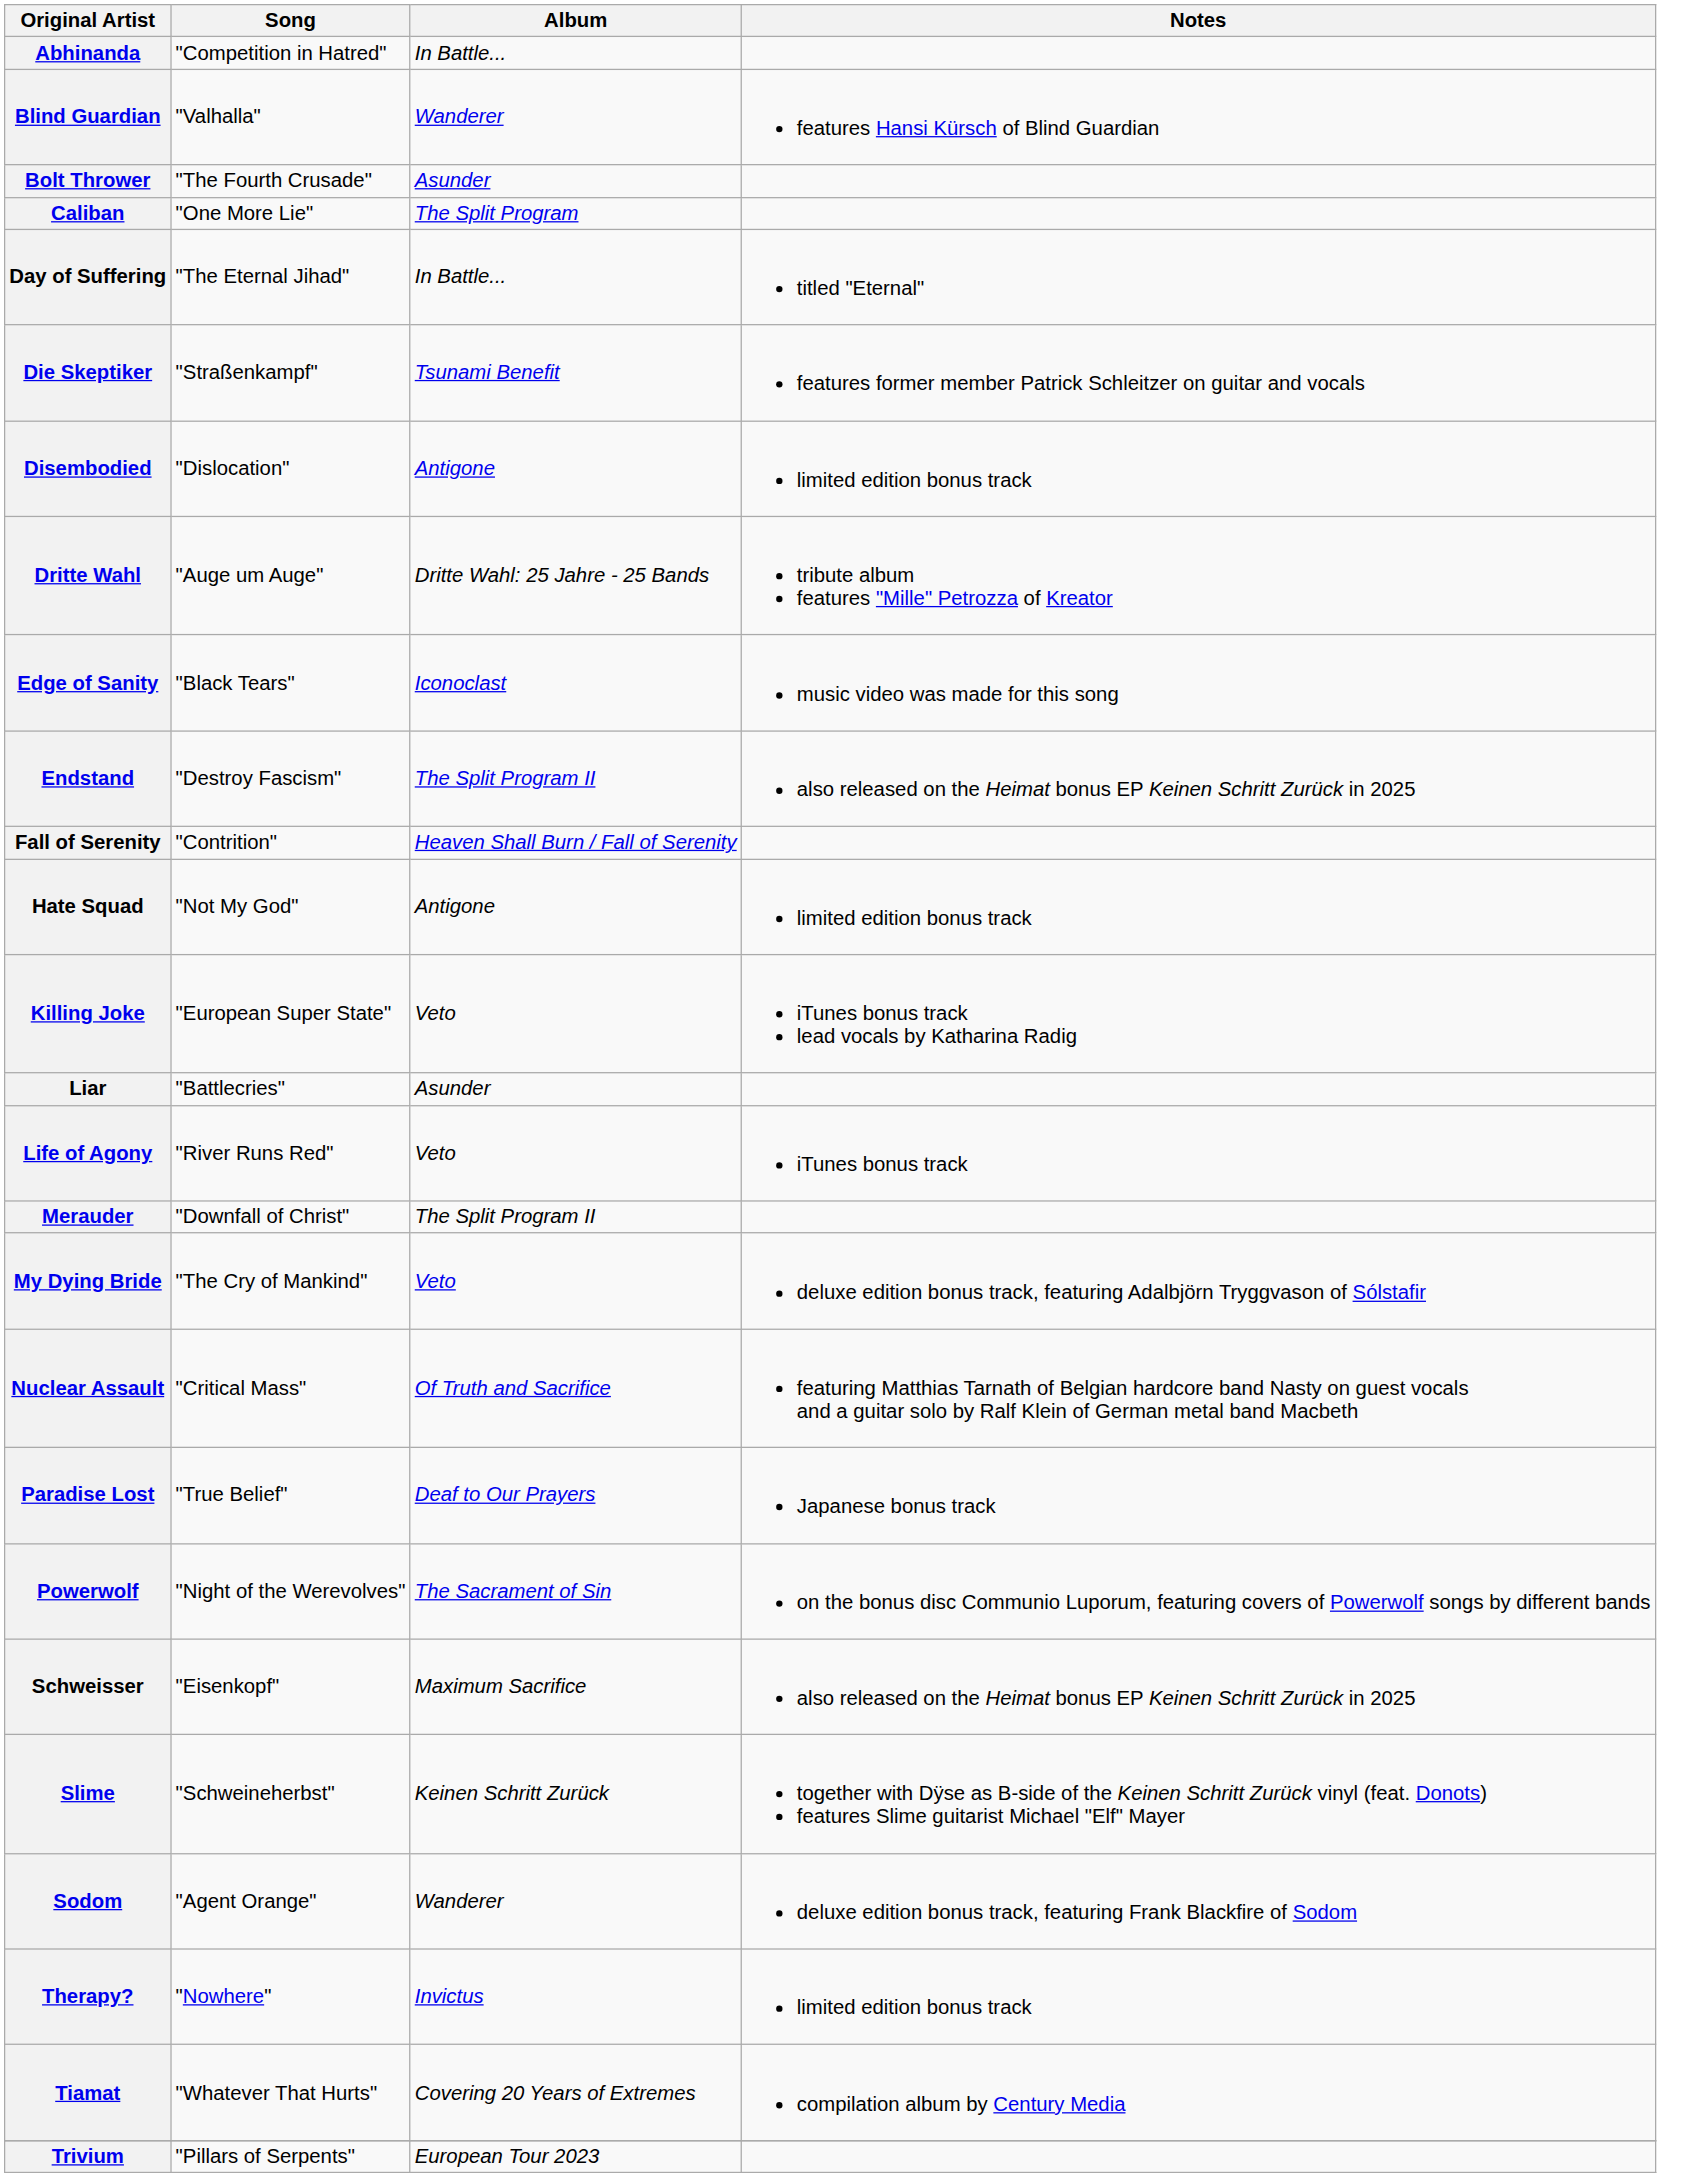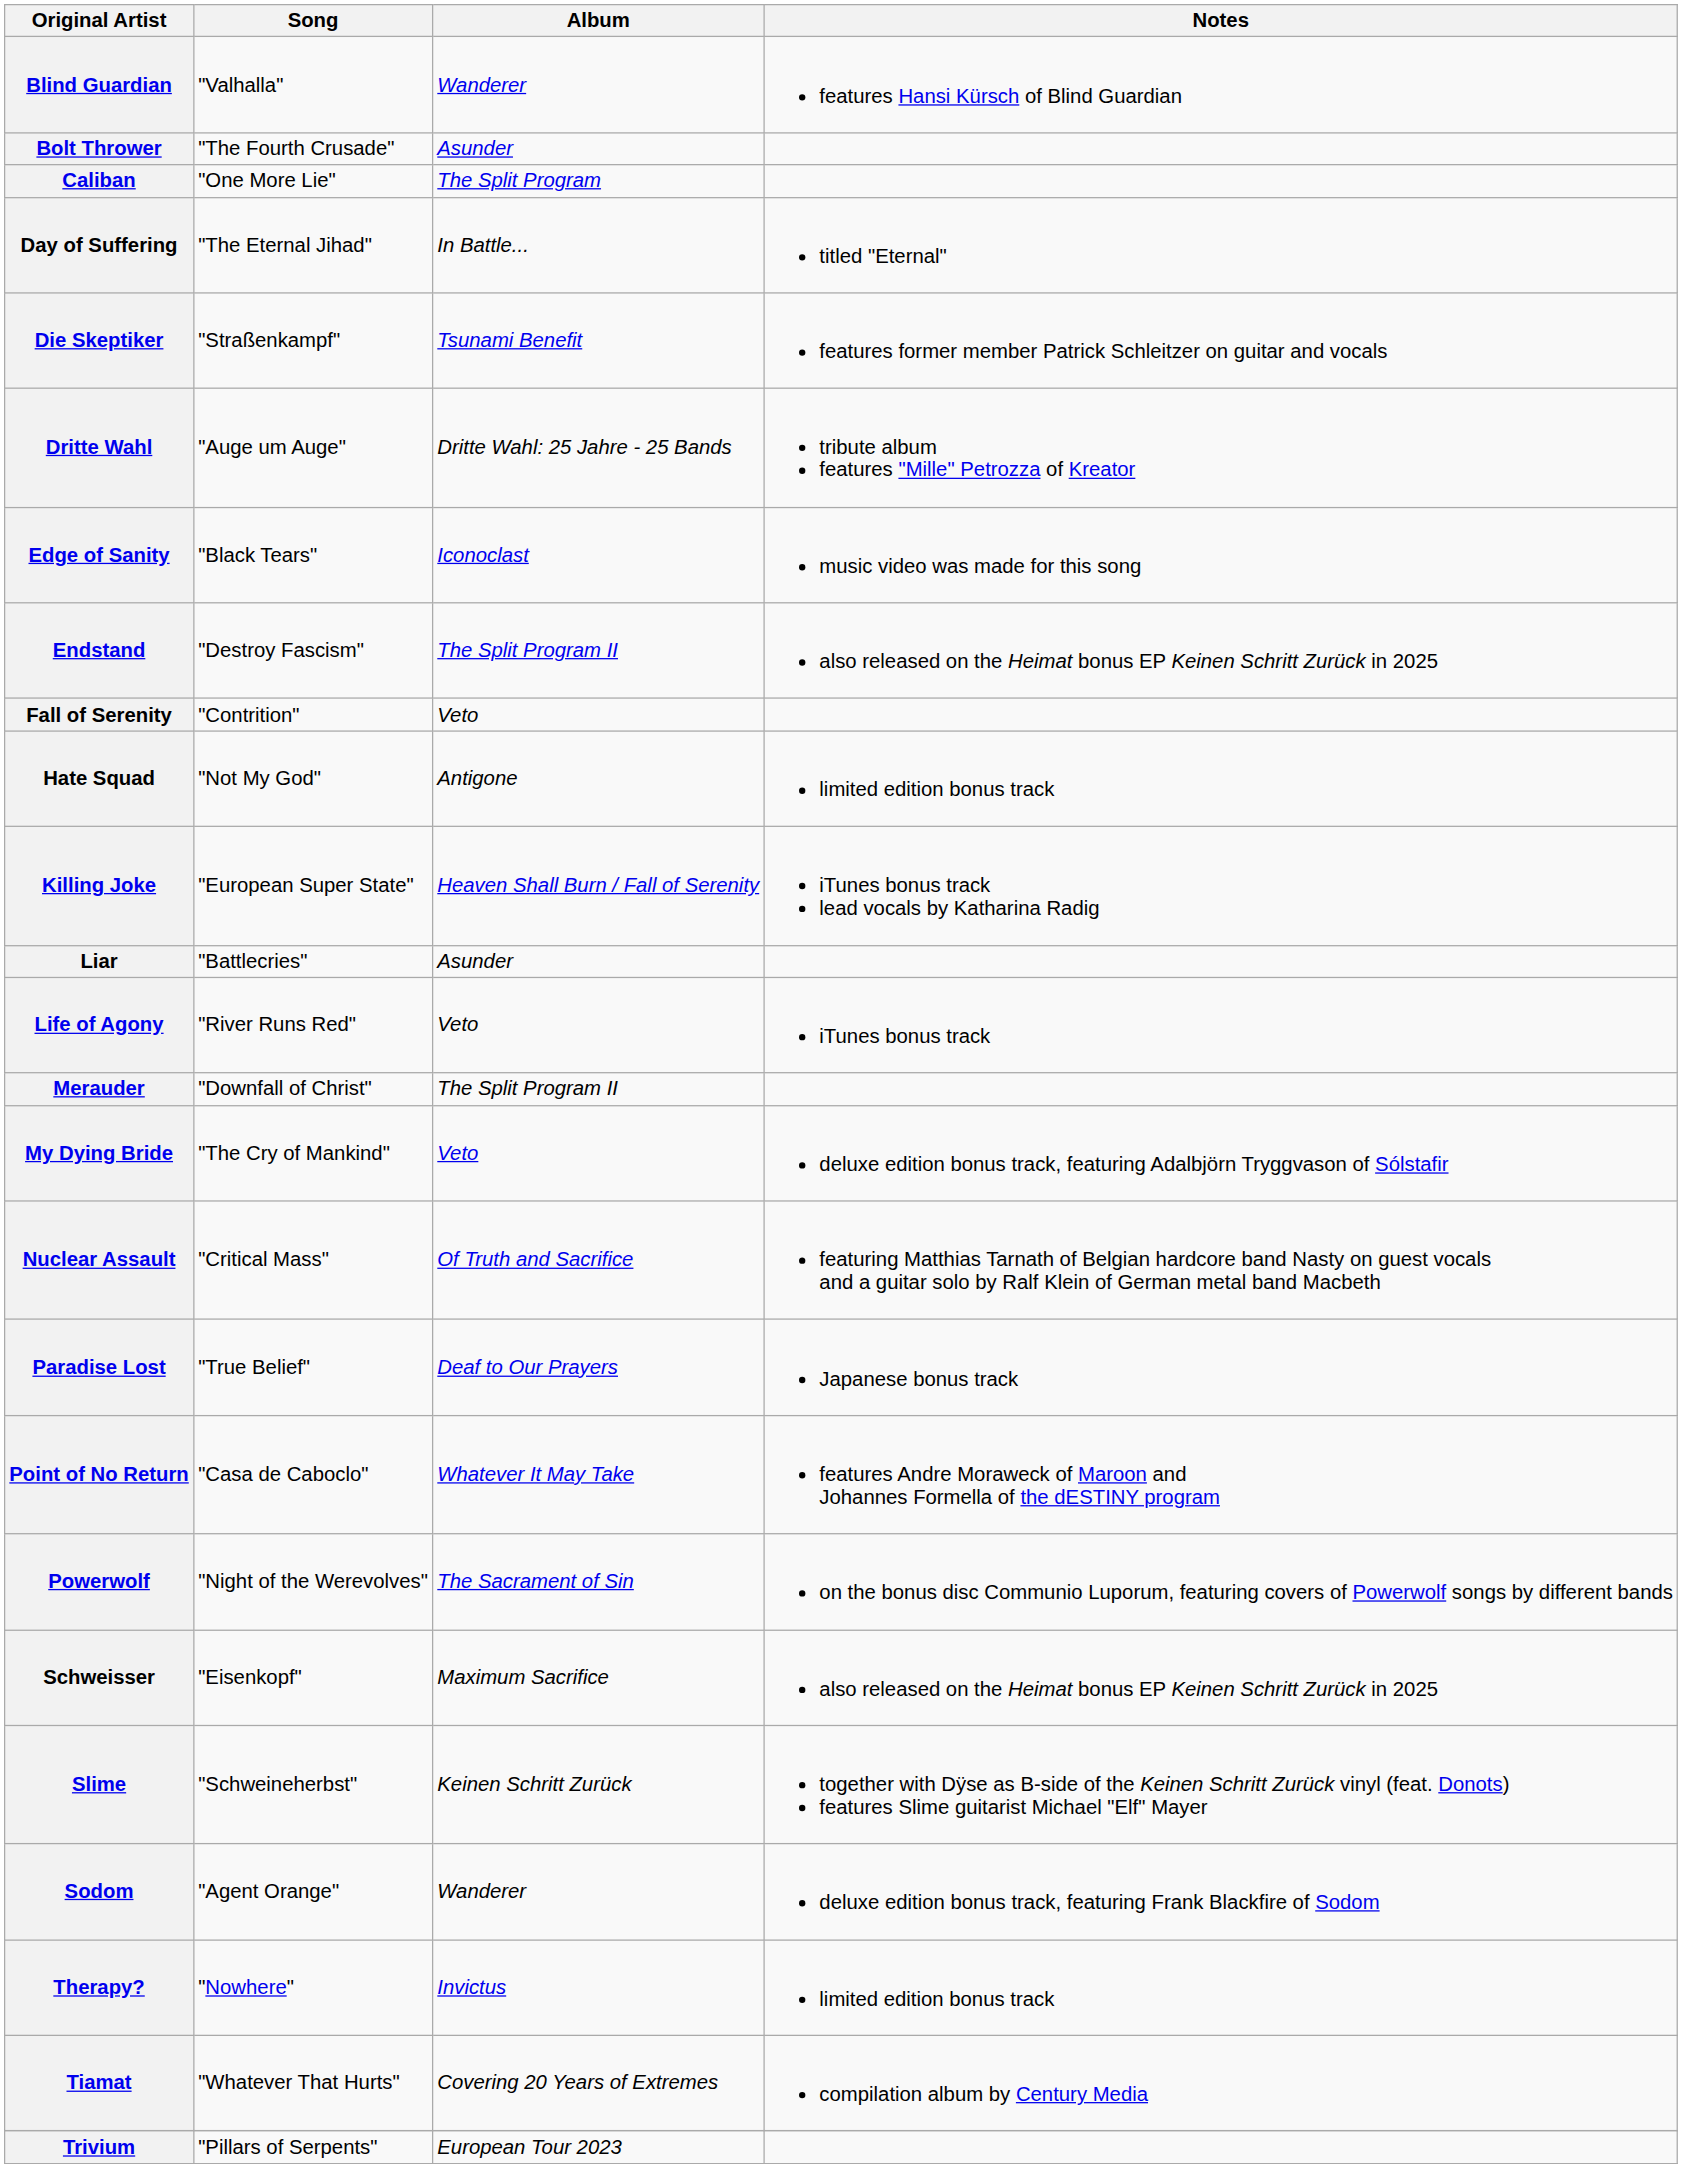- row: (88, 52)
- row: (88, 468)
(576, 842) Heaven Shall Burn / Fall of Serenity -> (458, 714) Veto
(435, 1013) Veto -> (598, 885) Heaven Shall Burn / Fall of Serenity
+ row: (99, 1474)
